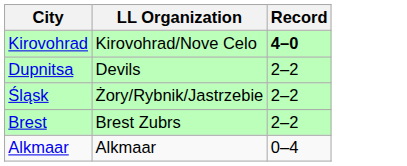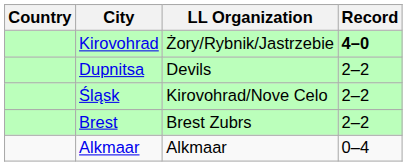+ column: (40, 17)
(176, 43) Kirovohrad/Nove Celo -> (250, 43) Żory/Rybnik/Jastrzebie
(179, 95) Żory/Rybnik/Jastrzebie -> (247, 95) Kirovohrad/Nove Celo
